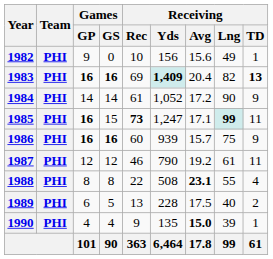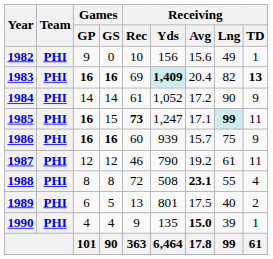(136, 181) 22 -> (136, 181) 72
(168, 202) 228 -> (168, 202) 801
